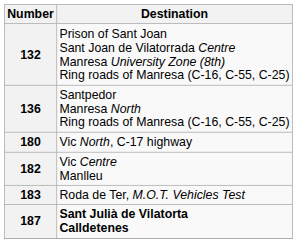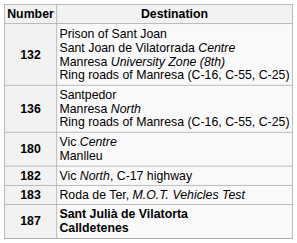(126, 142) Vic North, C-17 highway -> (88, 149) Vic Centre Manlleu
(88, 168) Vic Centre Manlleu -> (126, 175) Vic North, C-17 highway
